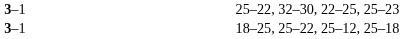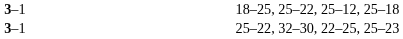rows swapped: (317, 9) <-> (317, 28)
